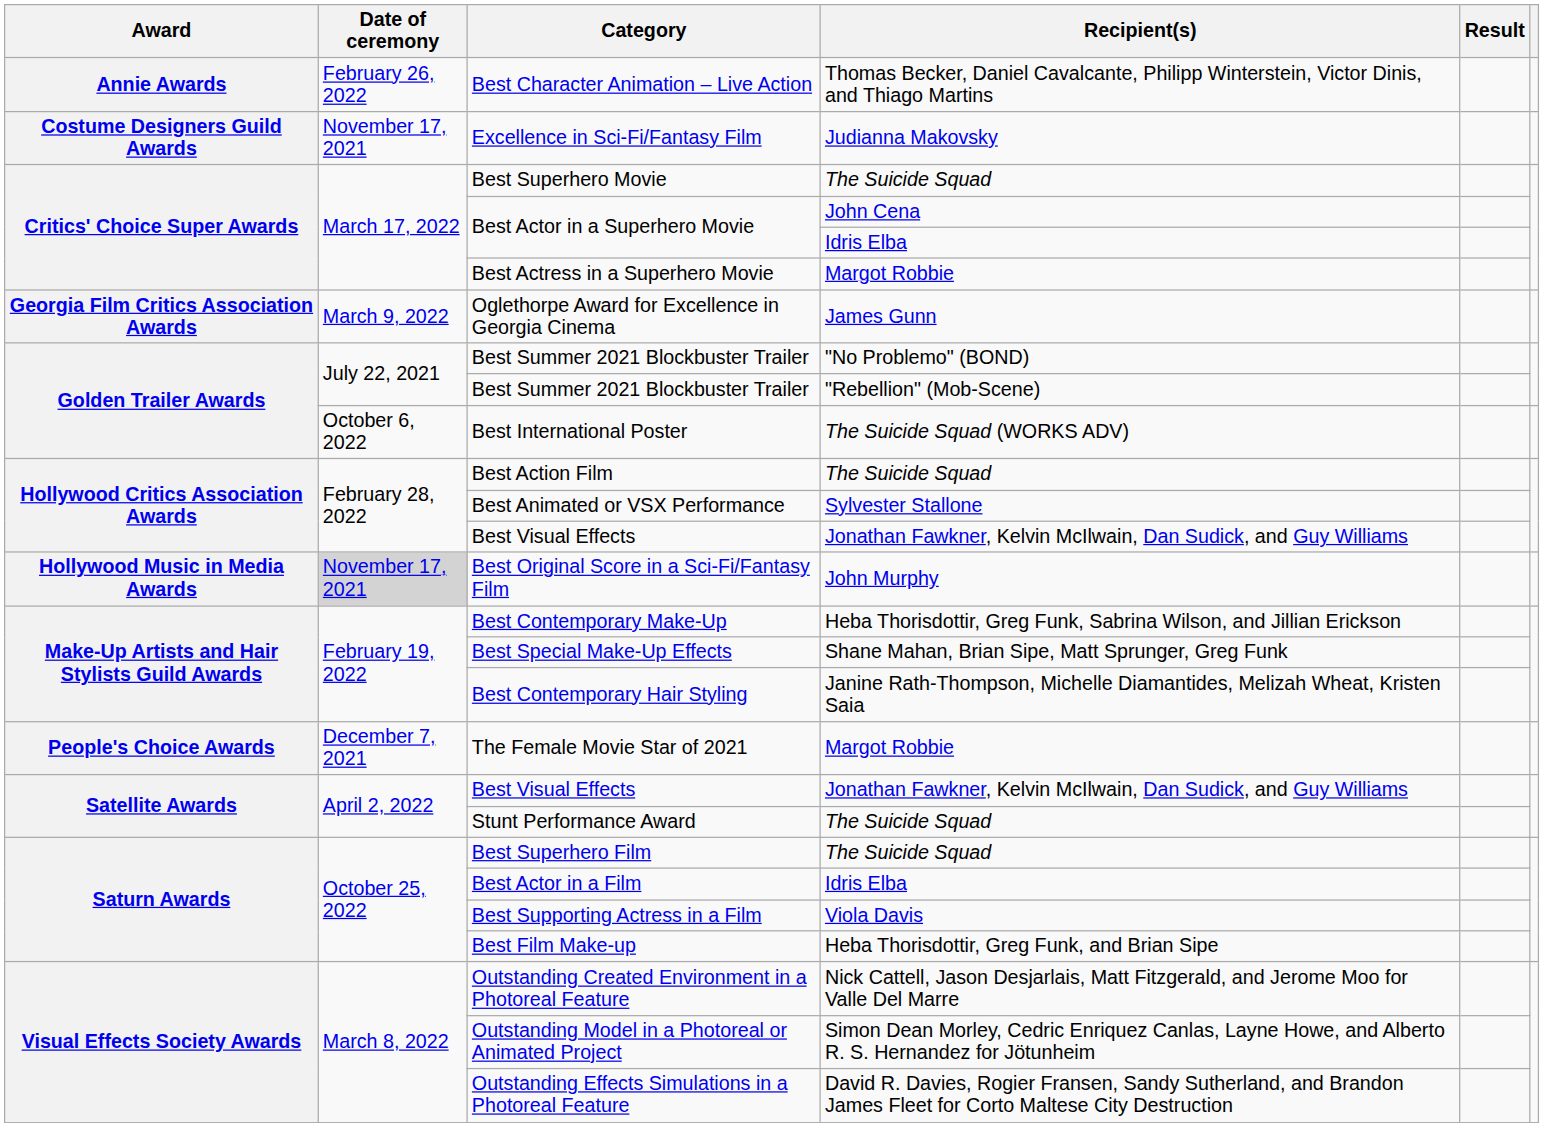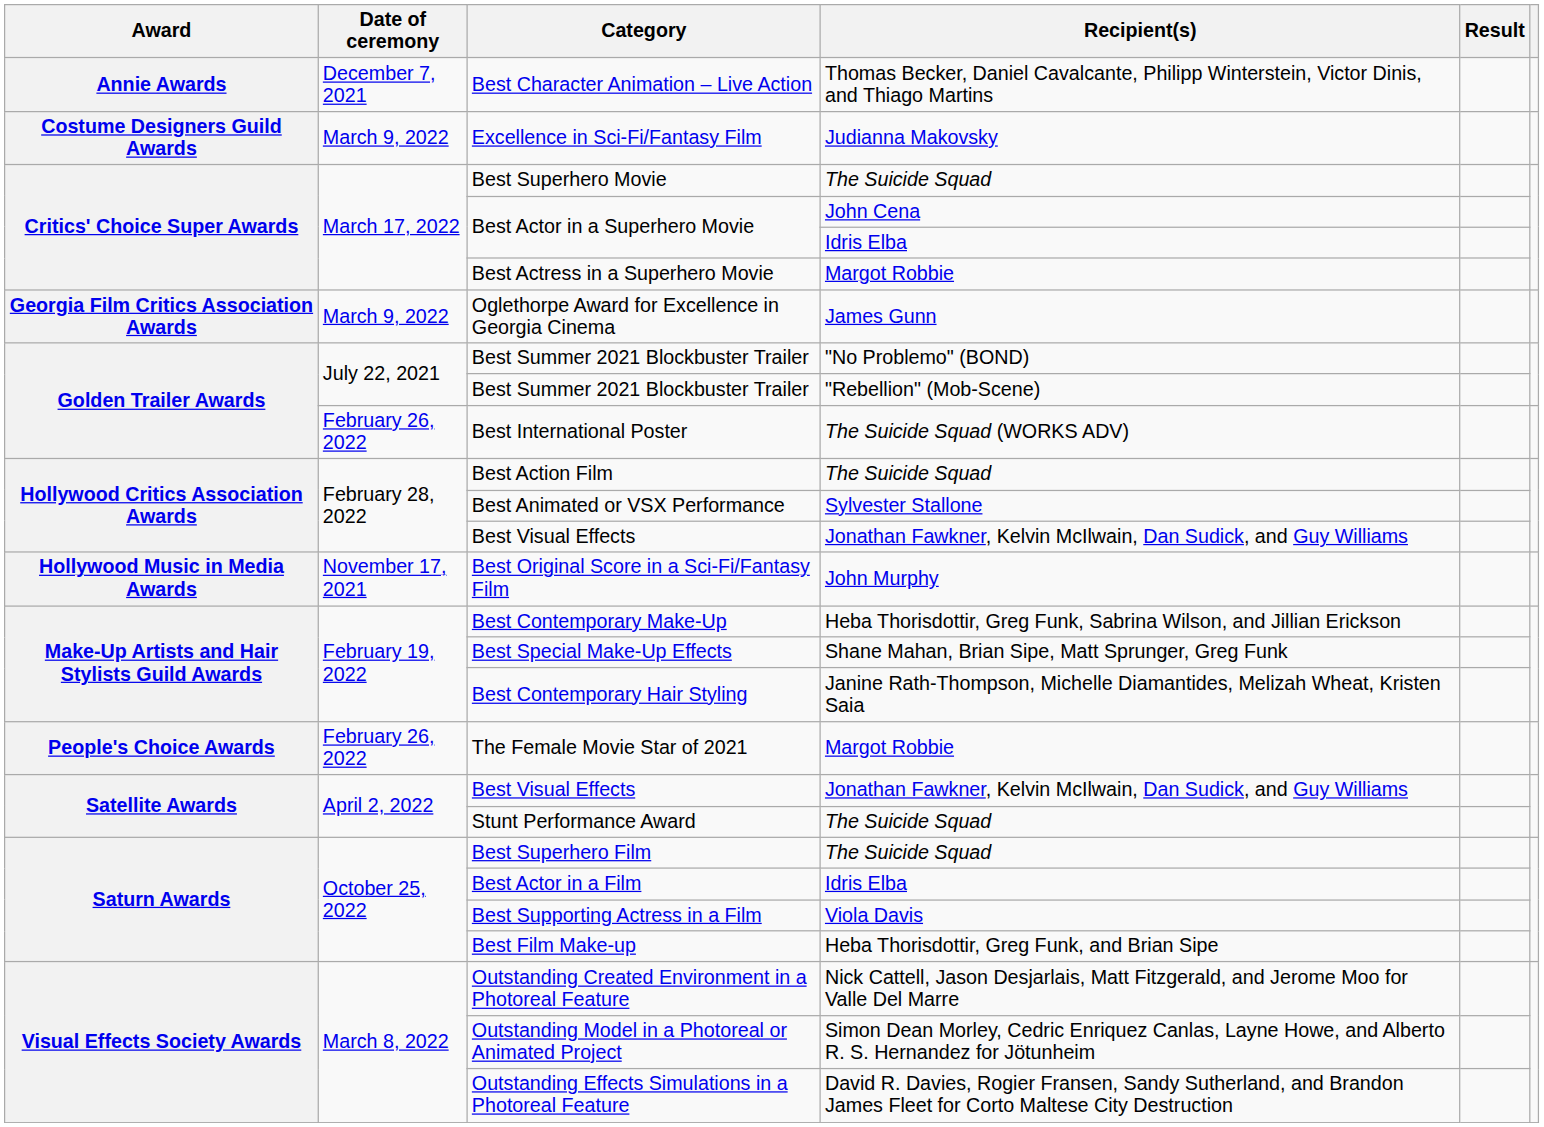(379, 84) February 26, 2022 -> (379, 84) December 7, 2021
(385, 137) November 17, 2021 -> (386, 137) March 9, 2022
(369, 431) October 6, 2022 -> (379, 431) February 26, 2022
(385, 578) lightgrey background -> (385, 578) no background
(379, 747) December 7, 2021 -> (379, 747) February 26, 2022
